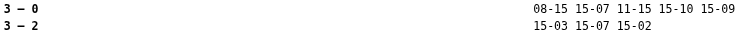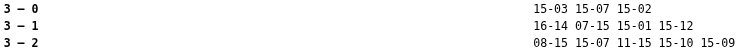(634, 9) 08-15 15-07 11-15 15-10 15-09 -> (592, 9) 15-03 15-07 15-02
+ row: (21, 26)
(592, 26) 15-03 15-07 15-02 -> (634, 43) 08-15 15-07 11-15 15-10 15-09
